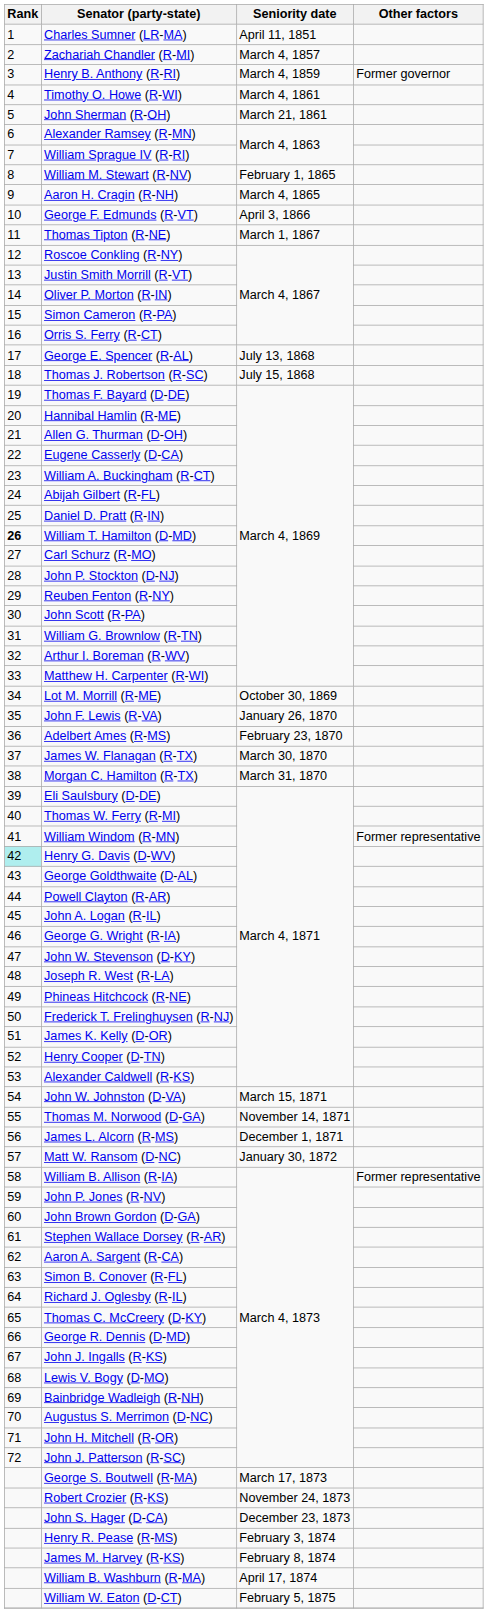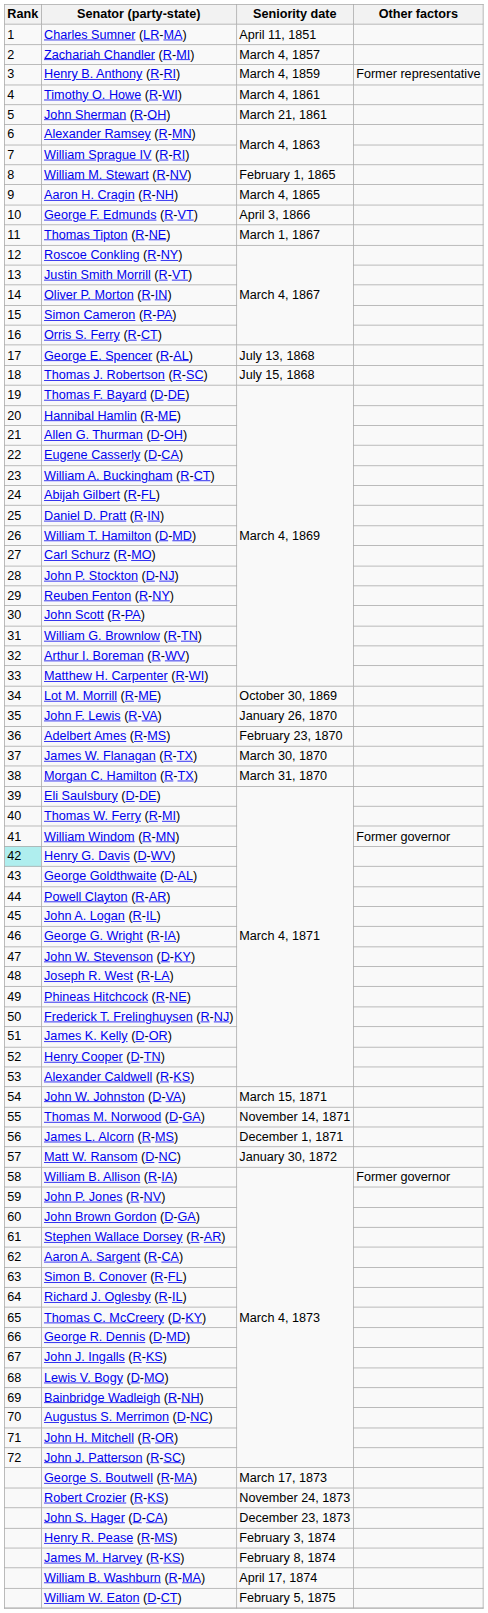(403, 74) Former governor -> (418, 74) Former representative
(14, 535) bold -> (14, 535) normal
(418, 836) Former representative -> (403, 836) Former governor
(418, 1177) Former representative -> (403, 1177) Former governor
